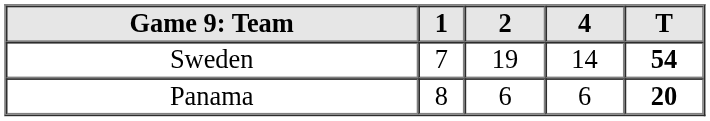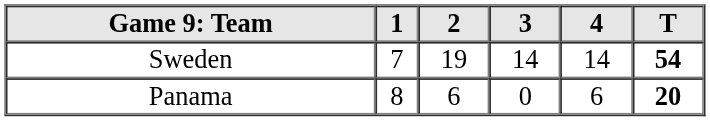+ column: (525, 23)
